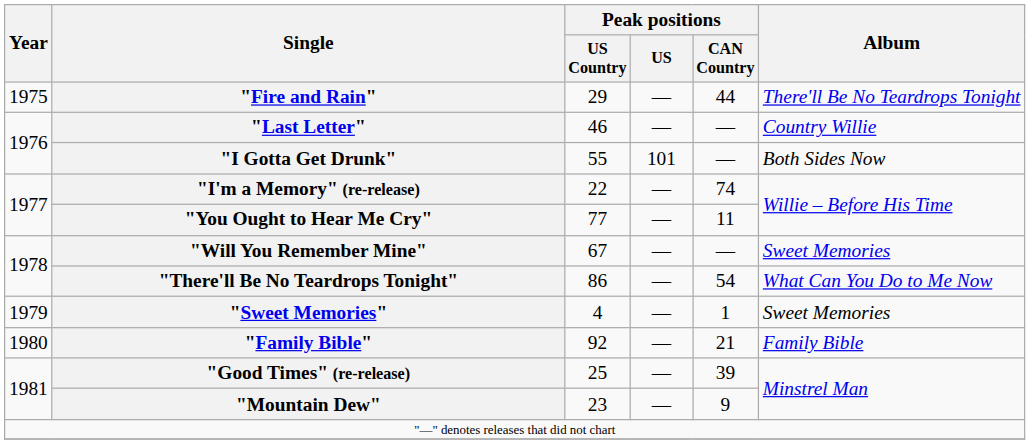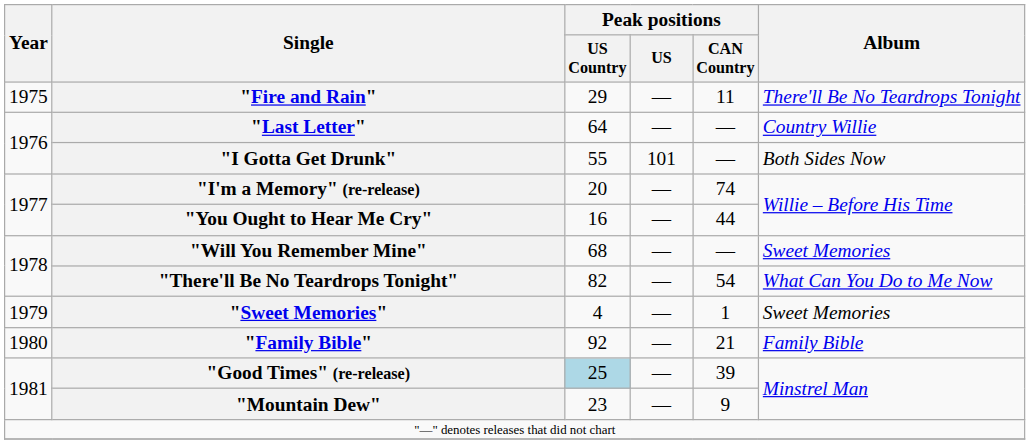(725, 96) 44 -> (725, 96) 11
(597, 127) 46 -> (597, 127) 64
(597, 189) 22 -> (597, 189) 20
(597, 219) 77 -> (597, 219) 16
(725, 219) 11 -> (725, 219) 44
(597, 250) 67 -> (597, 250) 68
(597, 281) 86 -> (597, 281) 82
(597, 373) no background -> (597, 373) lightblue background
